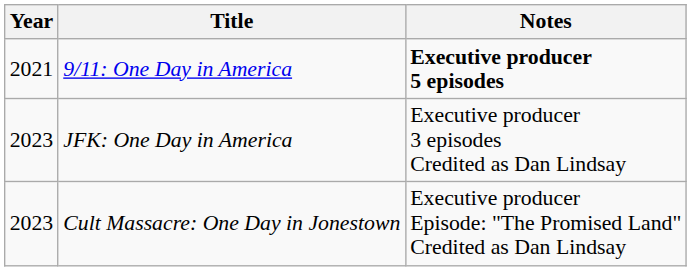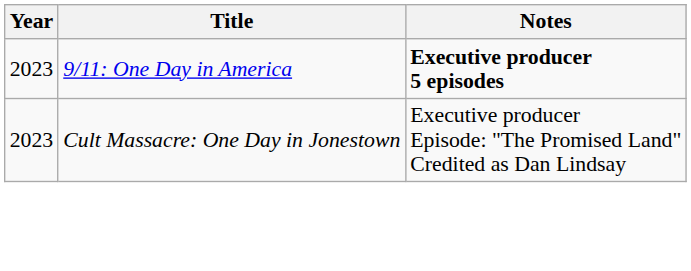(31, 68) 2021 -> (31, 68) 2023
- row: (178, 139)
